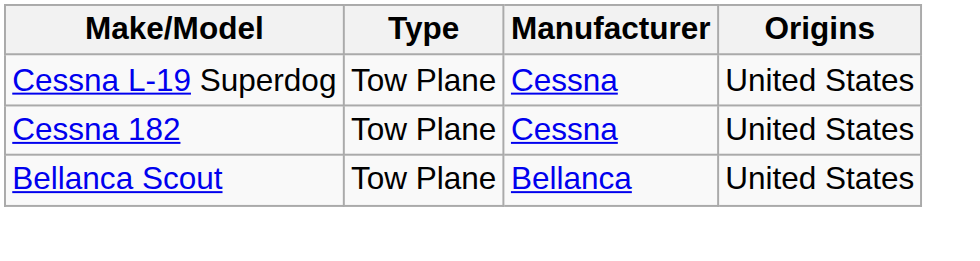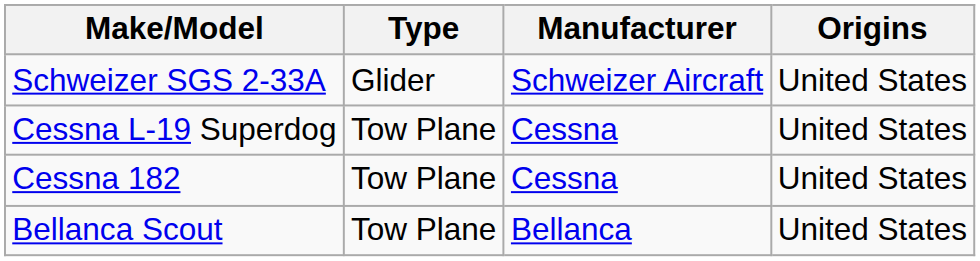+ row: (169, 79)
